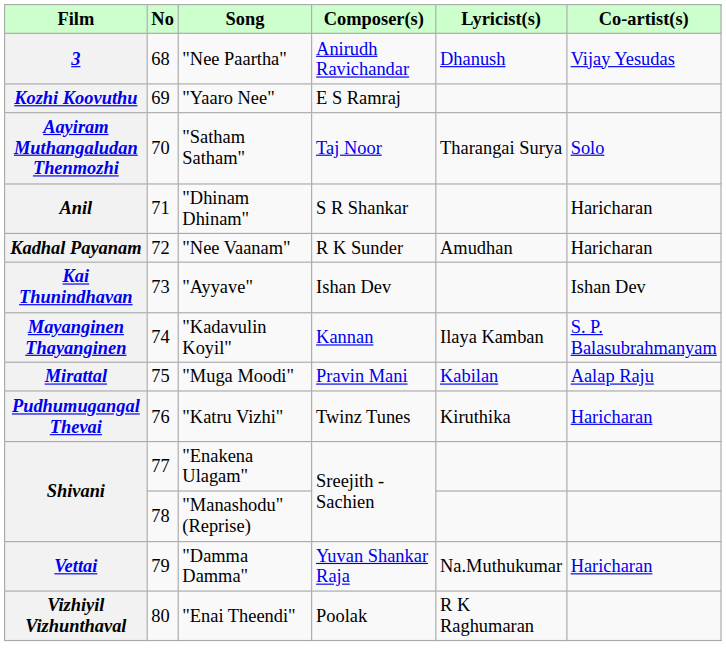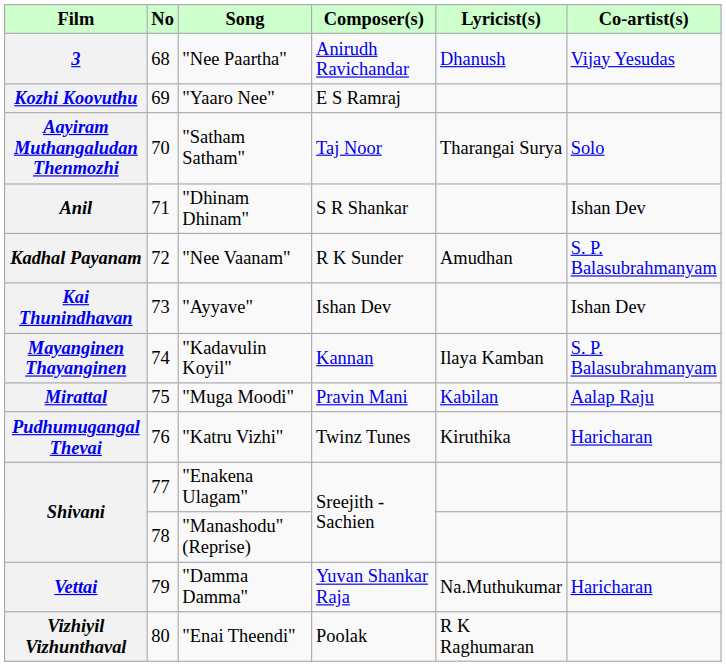(612, 208) Haricharan -> (608, 208) Ishan Dev
(612, 247) Haricharan -> (644, 258) S. P. Balasubrahmanyam
